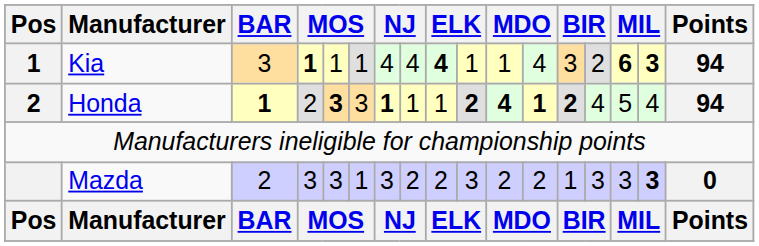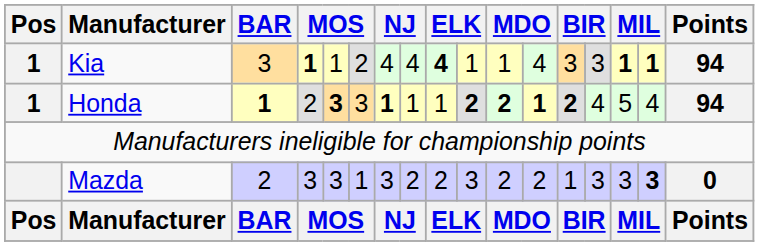(361, 63) 1 -> (361, 63) 2
(598, 63) 2 -> (598, 63) 3
(625, 63) 6 -> (625, 63) 1
(652, 63) 3 -> (652, 63) 1
(34, 103) 2 -> (34, 103) 1
(504, 103) 4 -> (504, 103) 2
